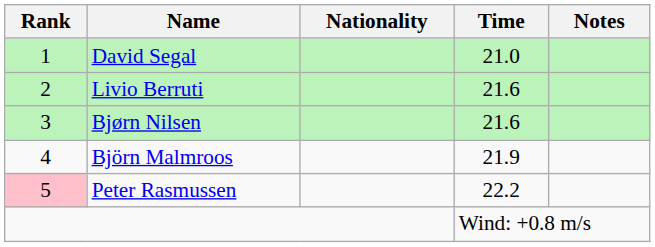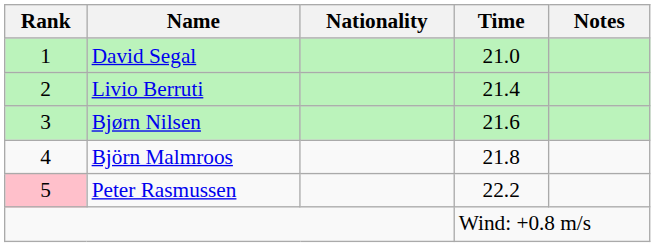(501, 88) 21.6 -> (501, 88) 21.4
(501, 156) 21.9 -> (501, 156) 21.8
